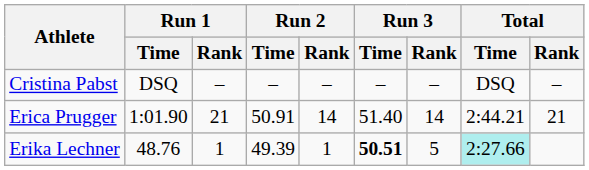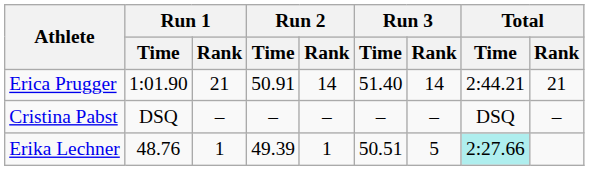rows swapped: (63, 85) <-> (63, 117)
(381, 149) bold -> (381, 149) normal
